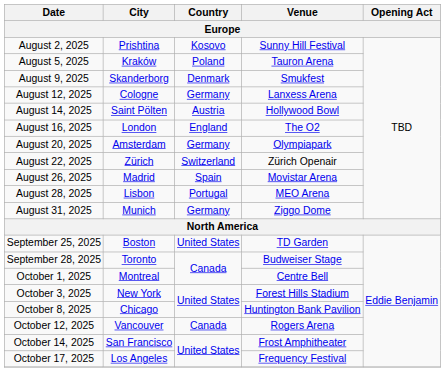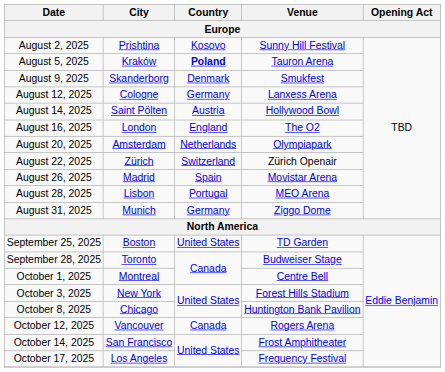(208, 62) normal -> (208, 62) bold
(208, 144) Germany -> (208, 144) Netherlands
